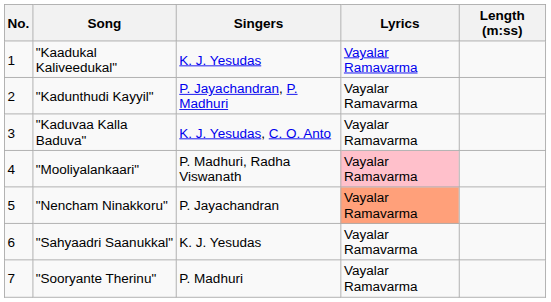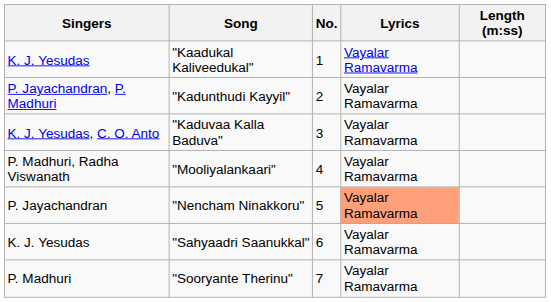columns swapped: (18, 23) <-> (258, 23)
(381, 169) pink background -> (381, 169) no background
